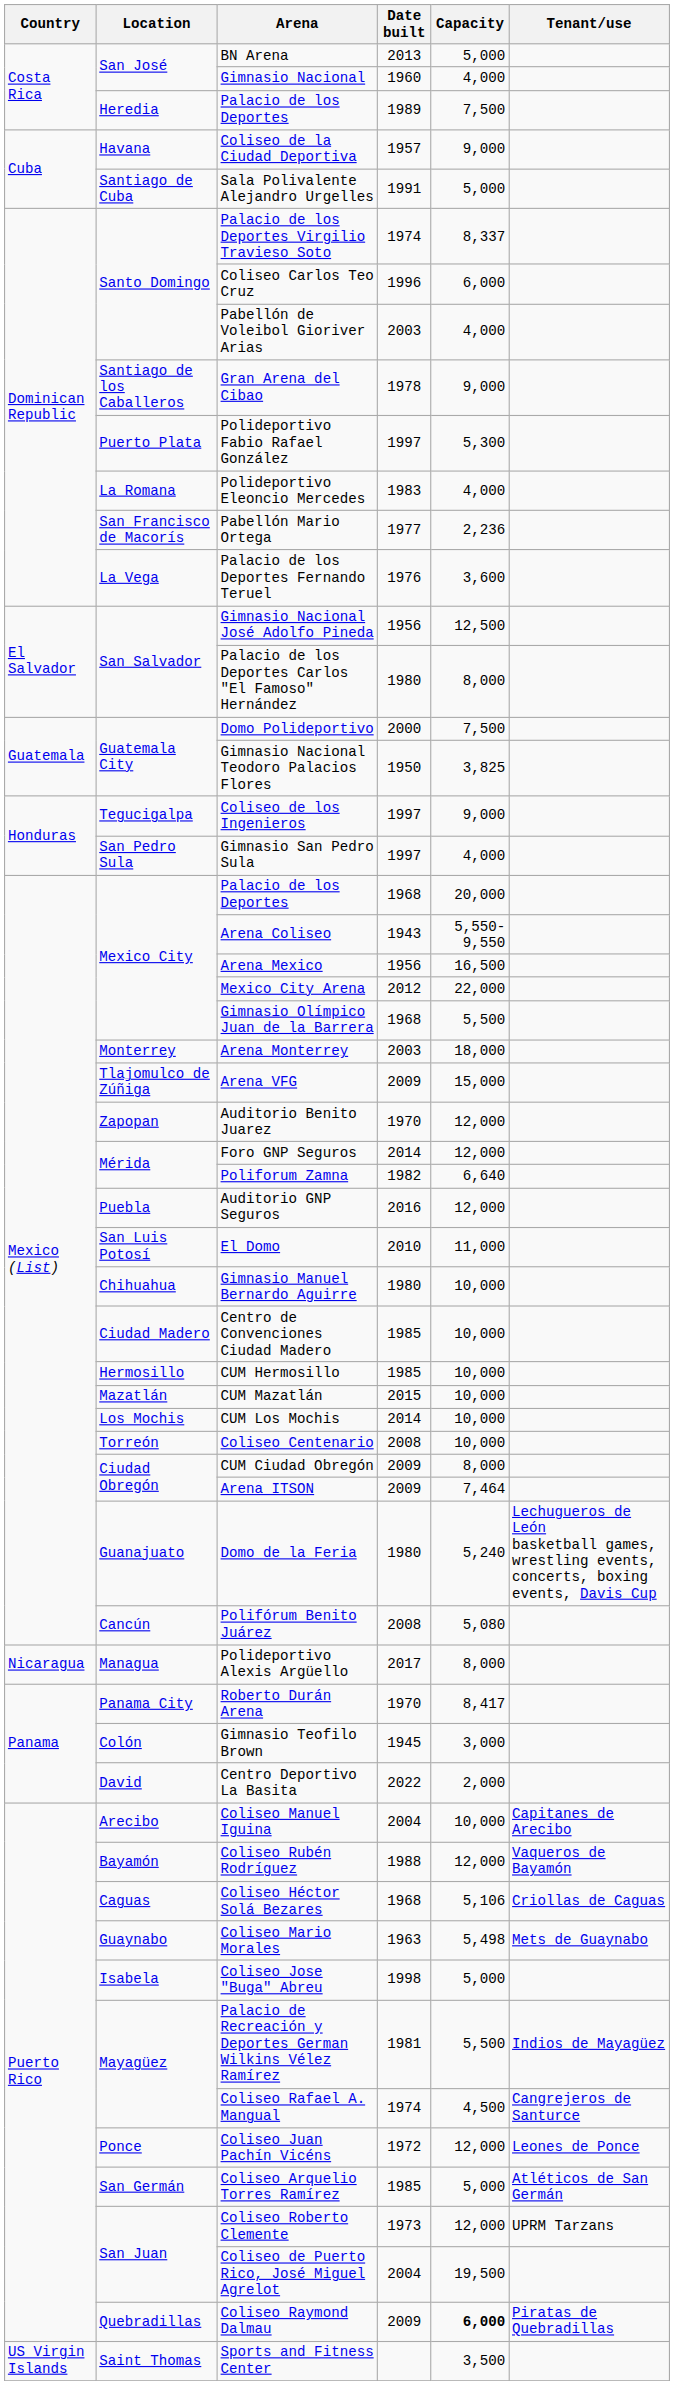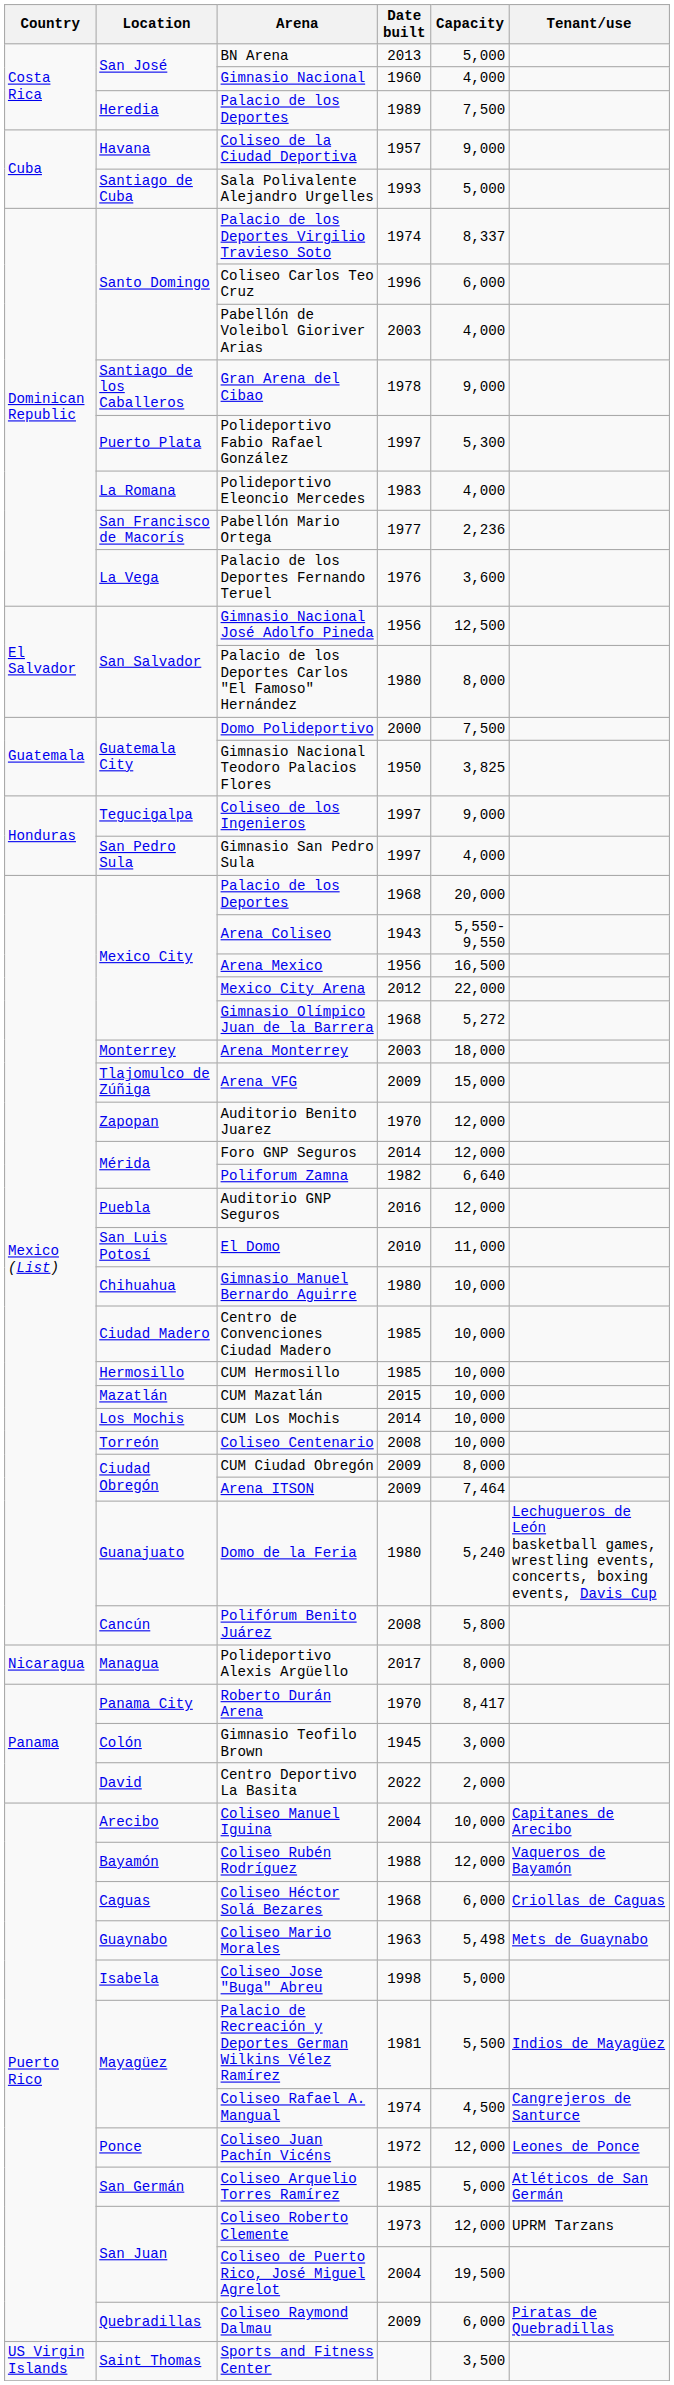(404, 189) 1991 -> (404, 189) 1993
(484, 1020) 5,500 -> (484, 1020) 5,272
(484, 1625) 5,080 -> (484, 1625) 5,800
(484, 1901) 5,106 -> (484, 1901) 6,000
(484, 2322) bold -> (484, 2322) normal
